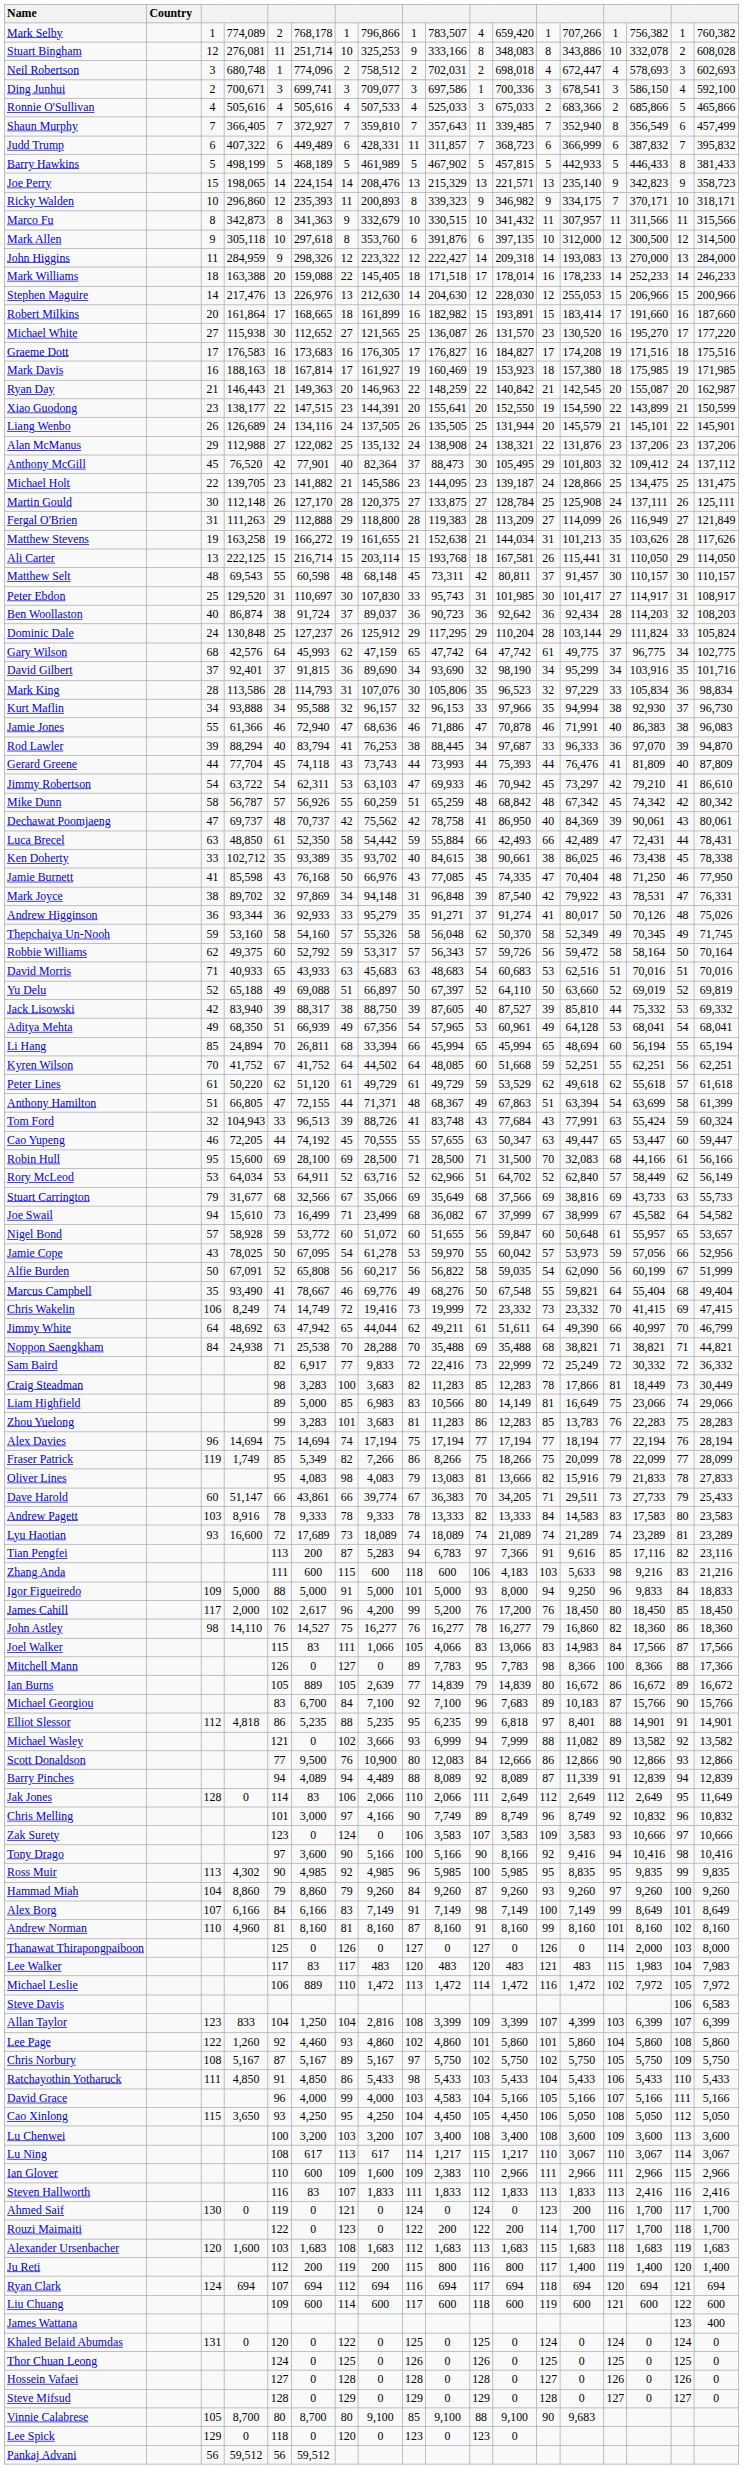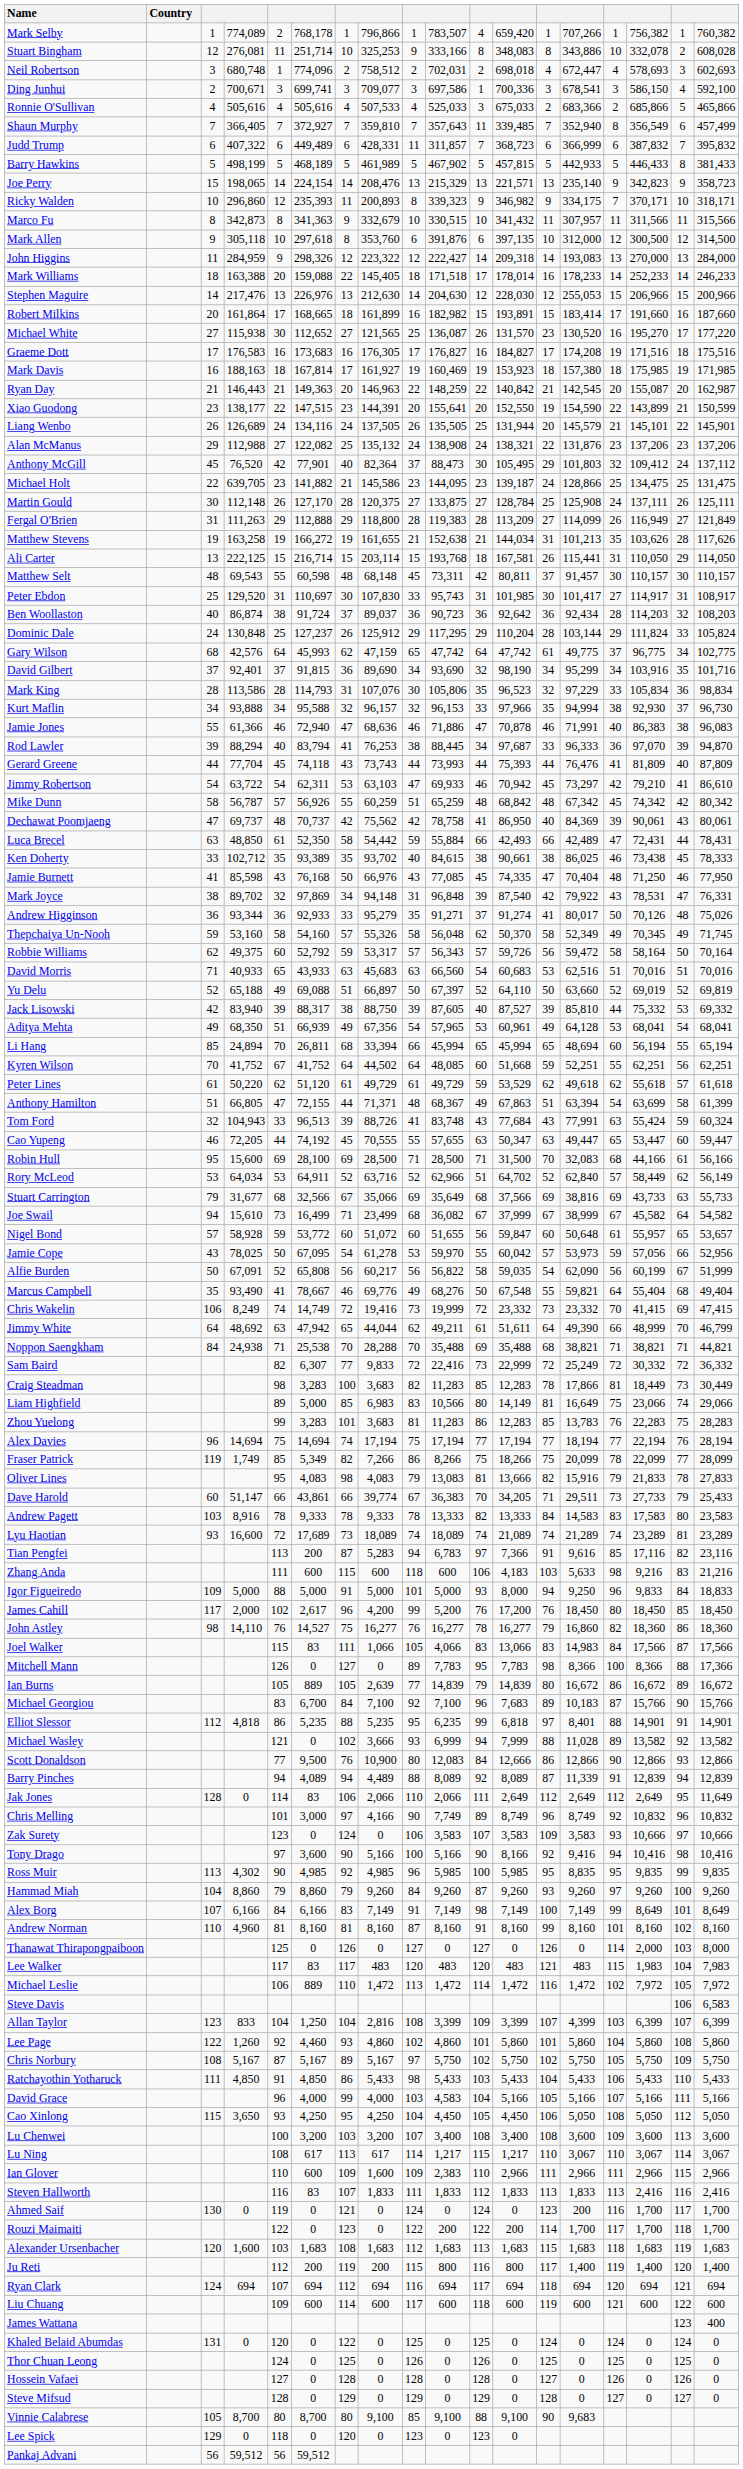(246, 483) 139,705 -> (246, 483) 639,705
(716, 858) 78,338 -> (716, 858) 78,333
(448, 971) 48,683 -> (448, 971) 66,560
(649, 1328) 40,997 -> (649, 1328) 48,999
(313, 1365) 6,917 -> (313, 1365) 6,307
(582, 1741) 11,082 -> (582, 1741) 11,028
